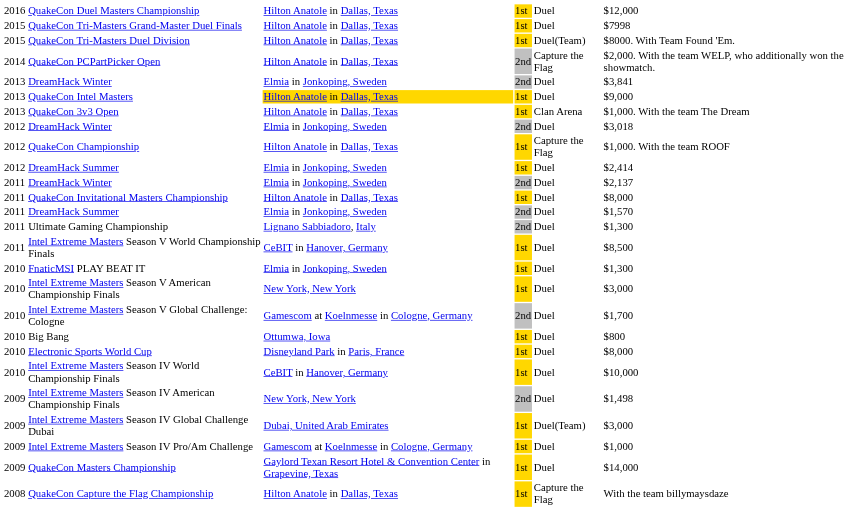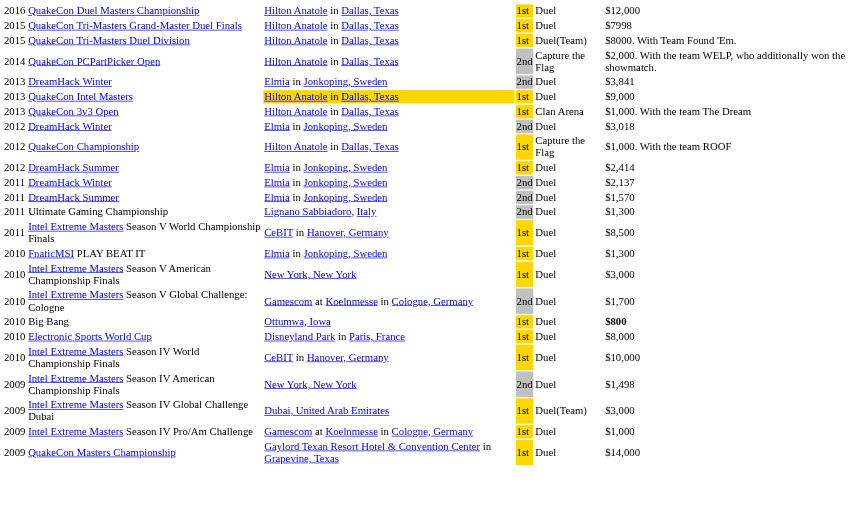- row: (15, 197)
(614, 336) normal -> (616, 322) bold
- row: (15, 494)
